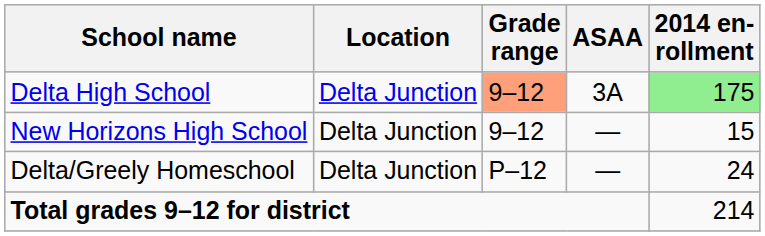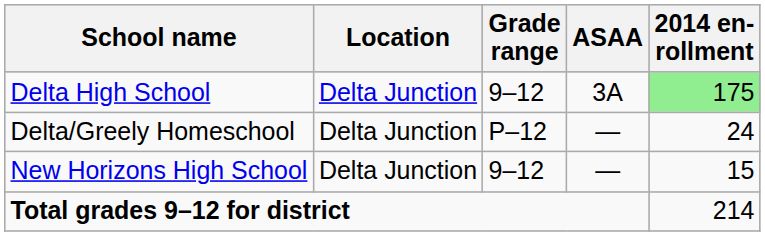(516, 91) lightsalmon background -> (516, 91) no background
rows swapped: (153, 171) <-> (159, 131)
